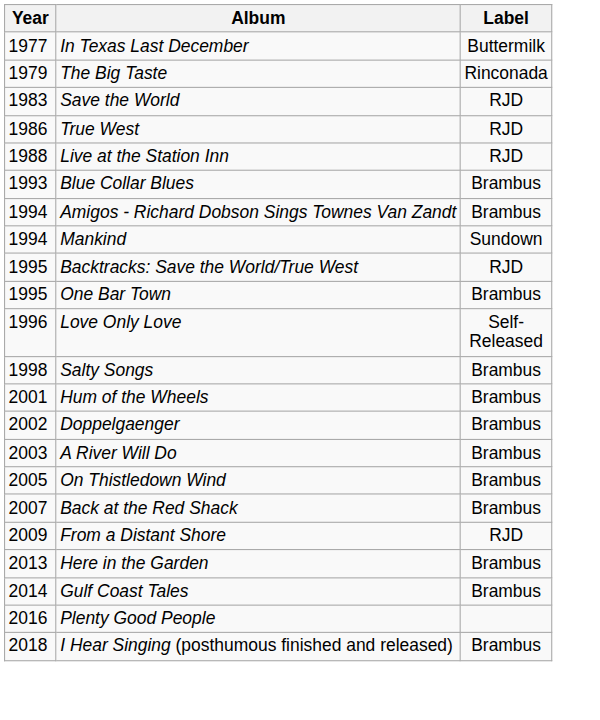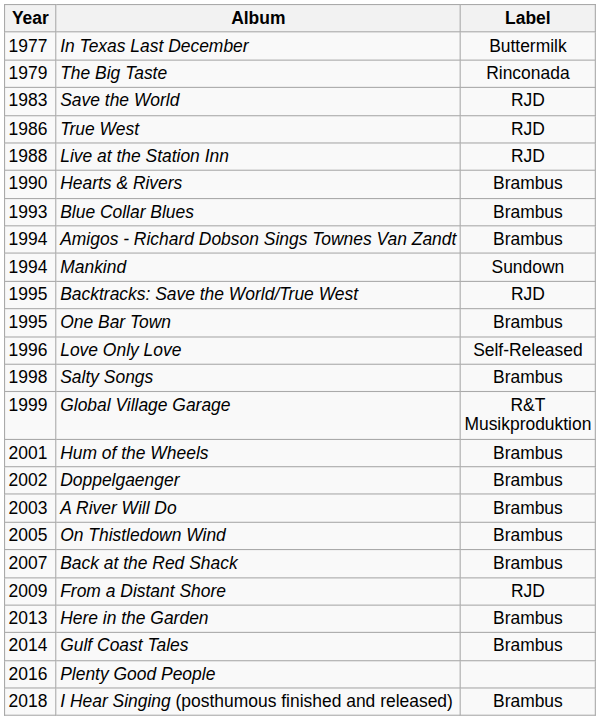+ row: (121, 184)
+ row: (145, 405)
